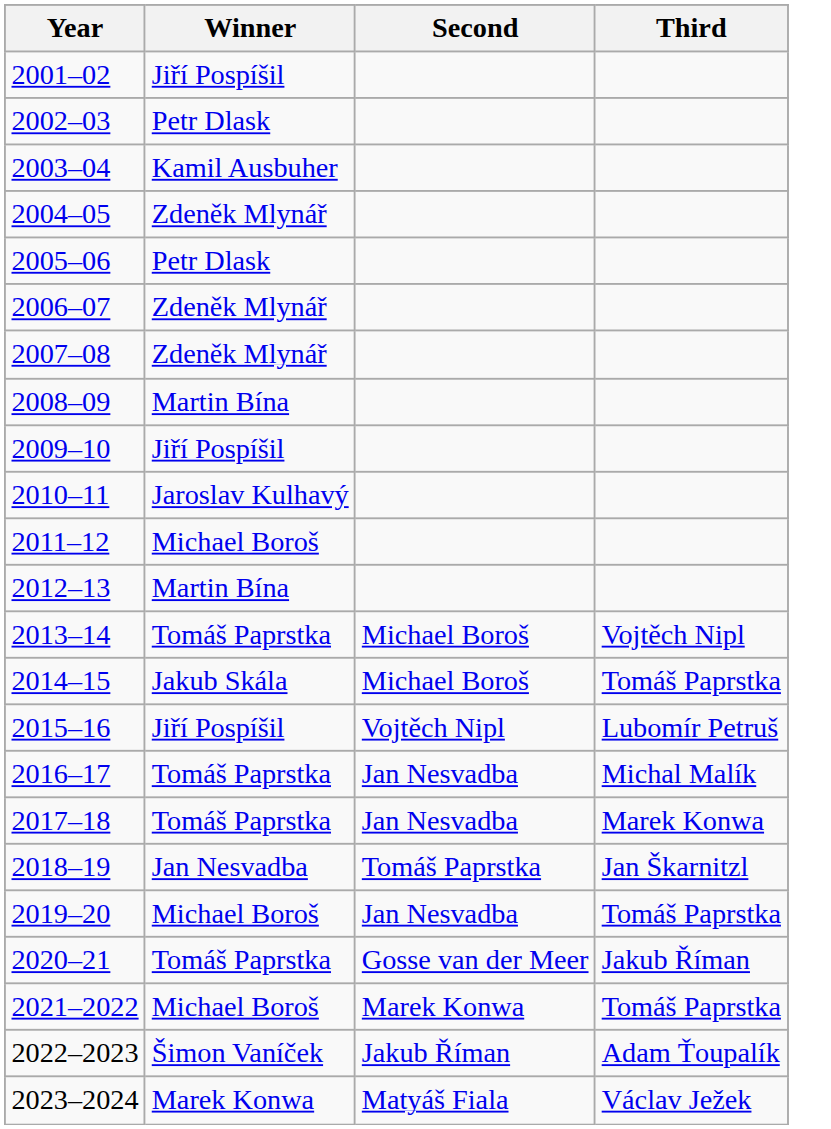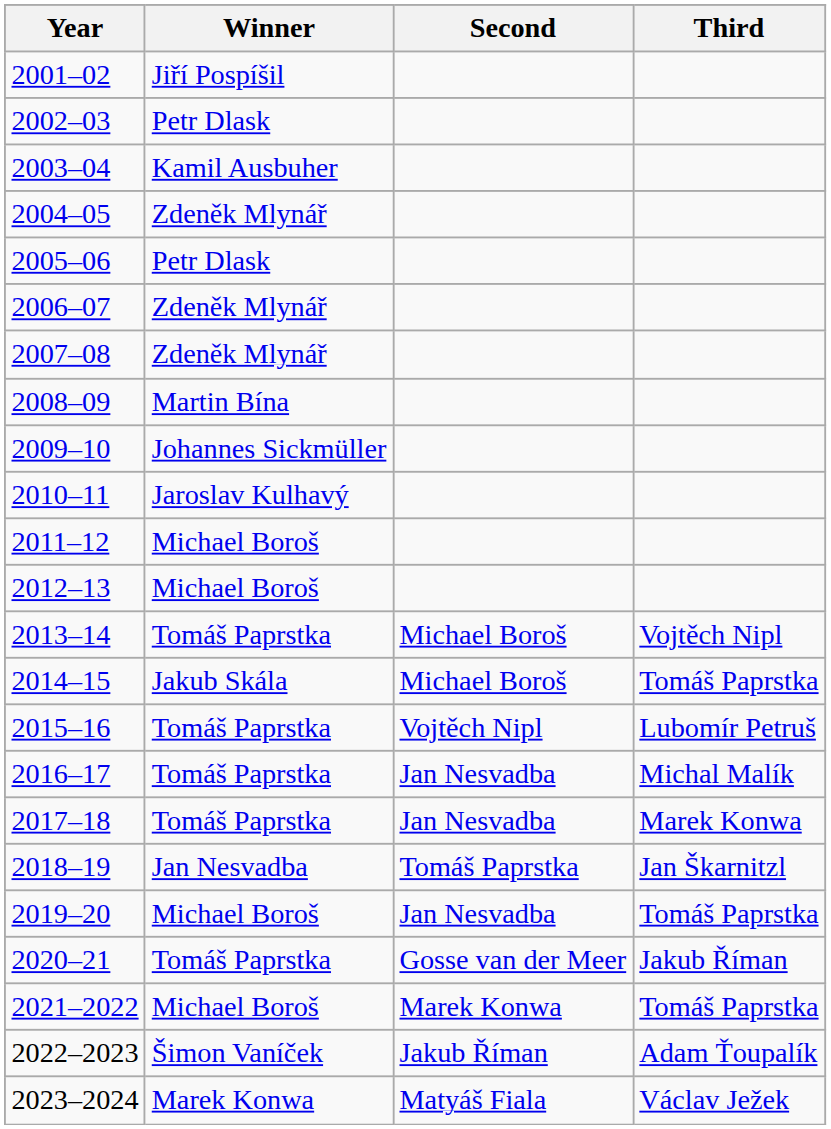(218, 447) Jiří Pospíšil -> (269, 447) Johannes Sickmüller
(220, 587) Martin Bína -> (235, 587) Michael Boroš
(218, 727) Jiří Pospíšil -> (241, 727) Tomáš Paprstka
